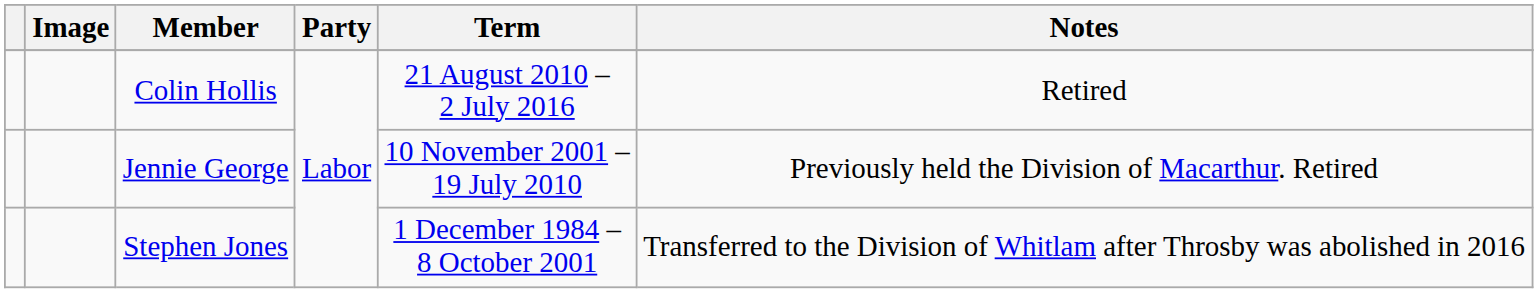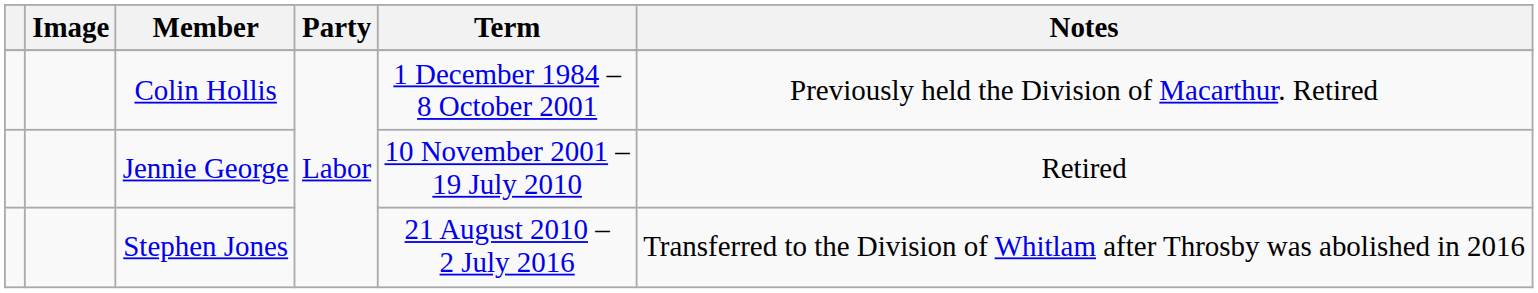(507, 89) 21 August 2010 – 2 July 2016 -> (507, 89) 1 December 1984 – 8 October 2001
(1084, 89) Retired -> (1084, 89) Previously held the Division of Macarthur. Retired
(1084, 168) Previously held the Division of Macarthur. Retired -> (1084, 168) Retired
(507, 246) 1 December 1984 – 8 October 2001 -> (507, 246) 21 August 2010 – 2 July 2016
